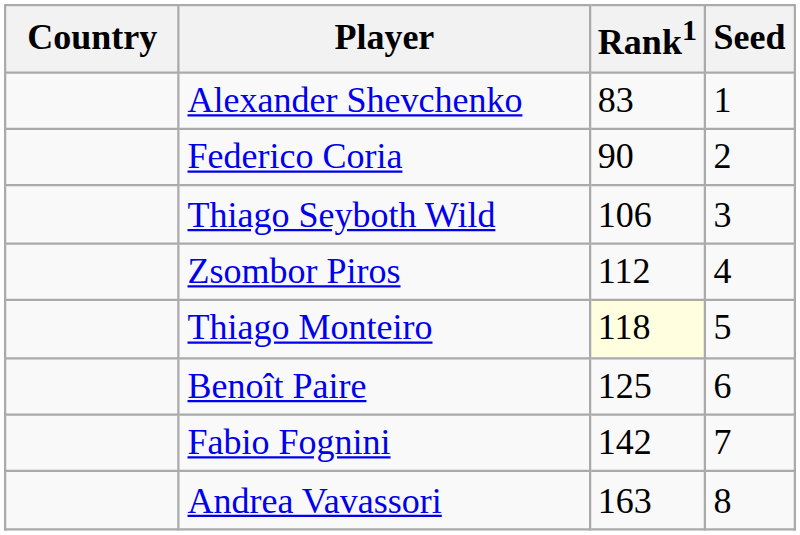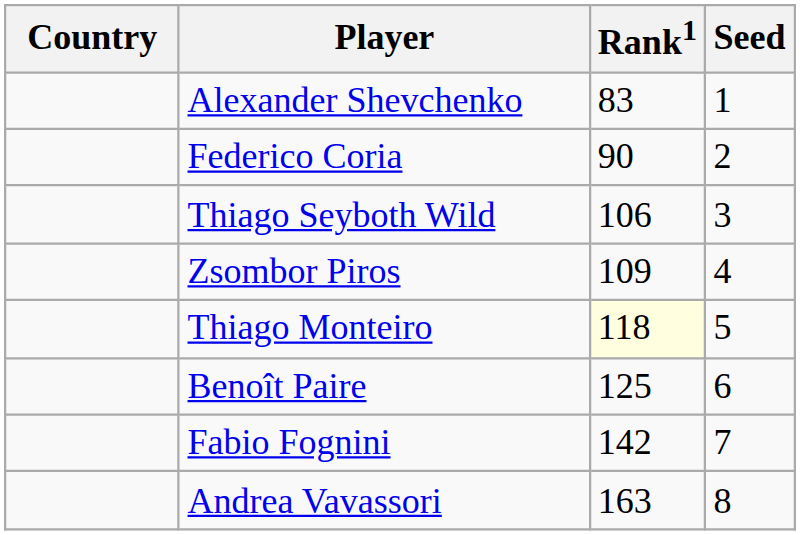(624, 271) 112 -> (625, 271) 109
